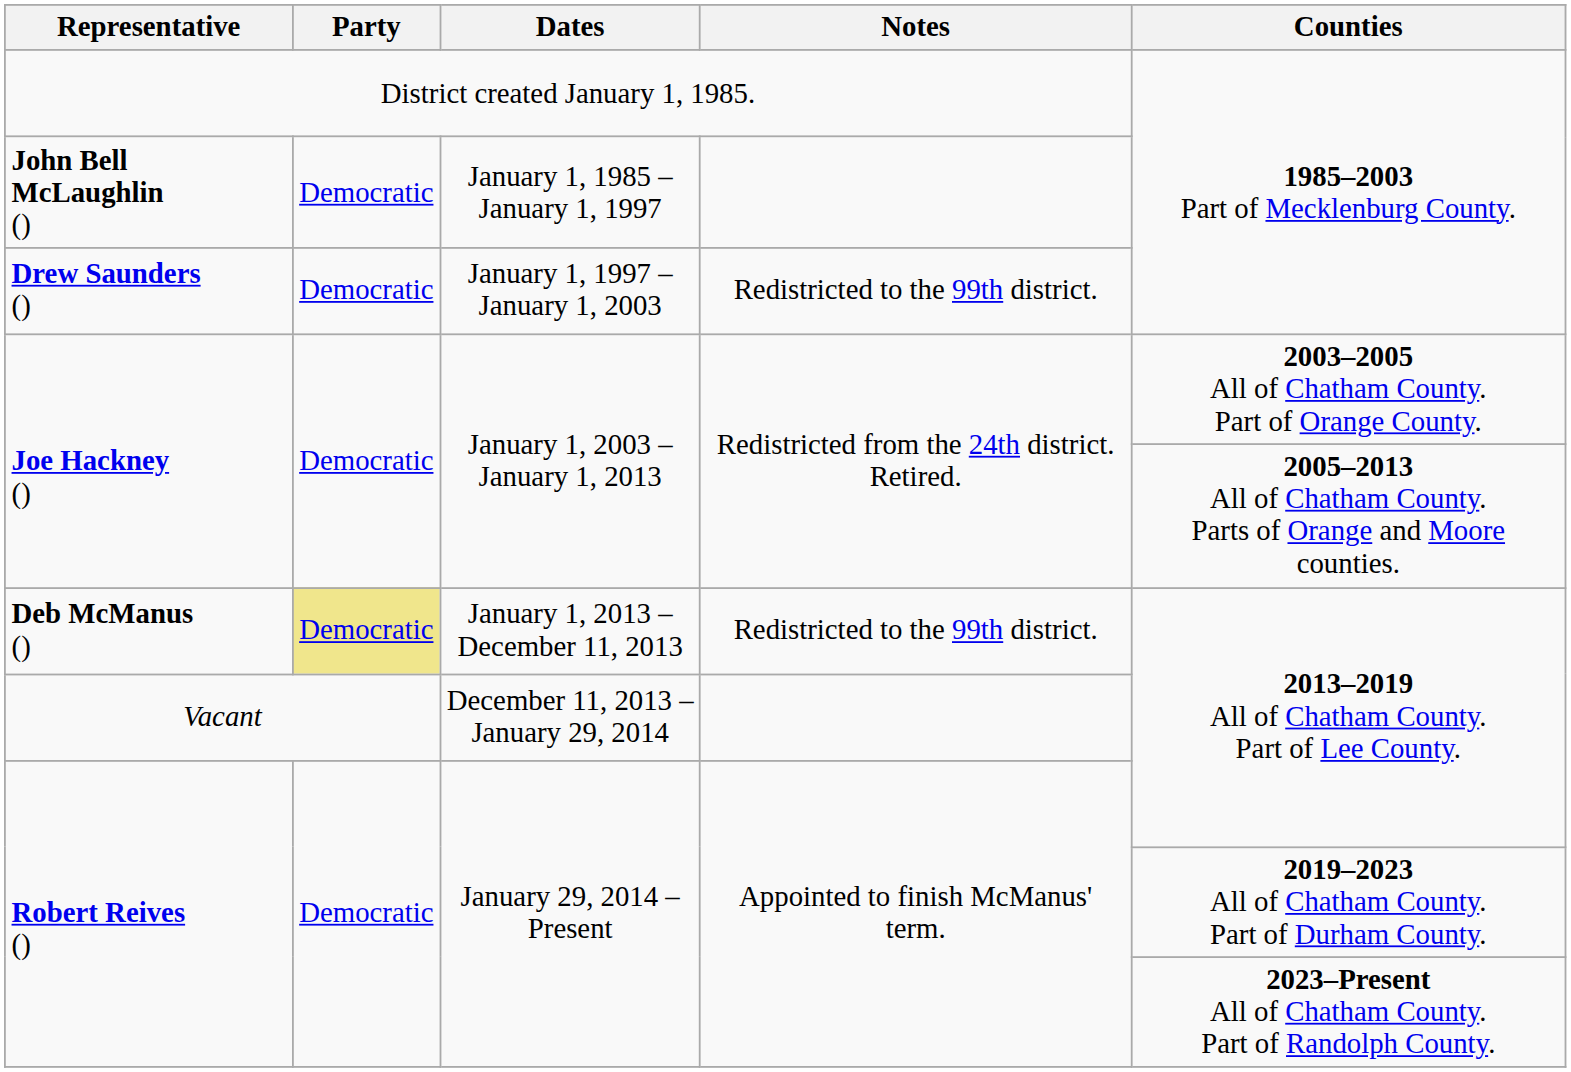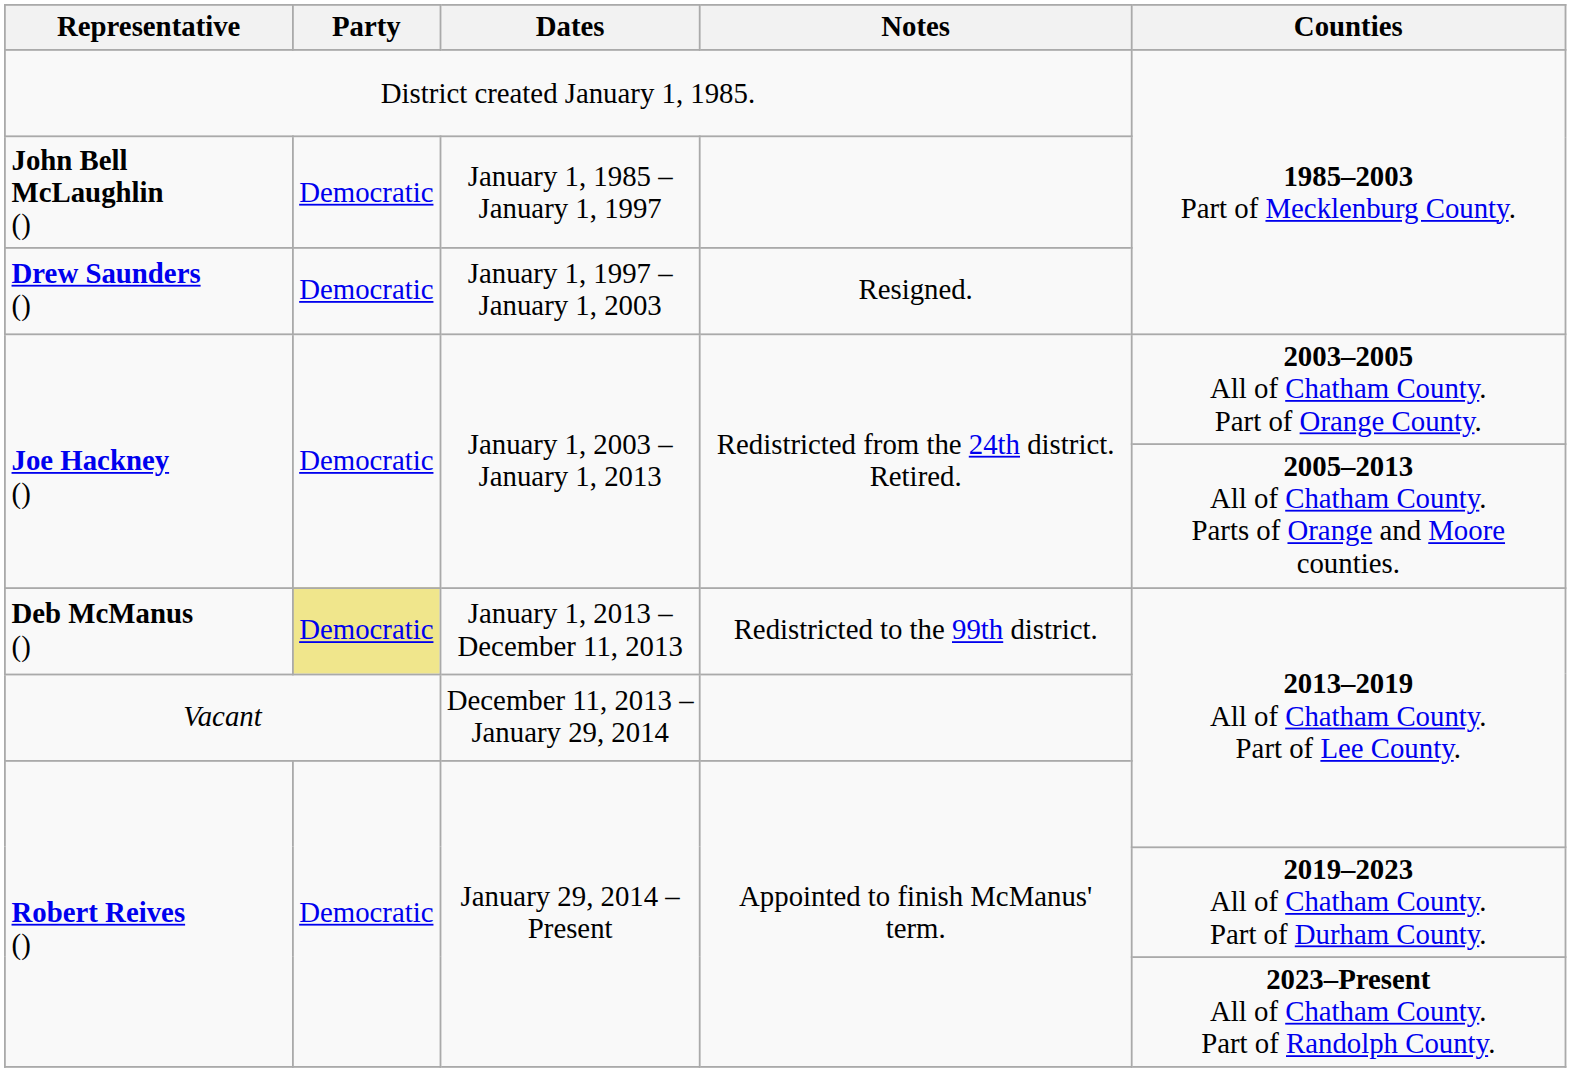(916, 290) Redistricted to the 99th district. -> (916, 290) Resigned.
